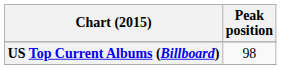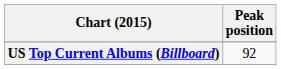(249, 53) 98 -> (249, 53) 92
